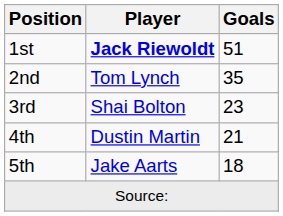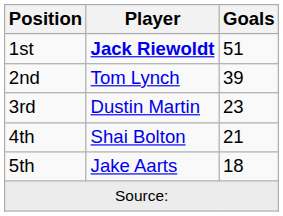(233, 78) 35 -> (233, 78) 39
(138, 107) Shai Bolton -> (145, 107) Dustin Martin
(145, 136) Dustin Martin -> (138, 136) Shai Bolton
